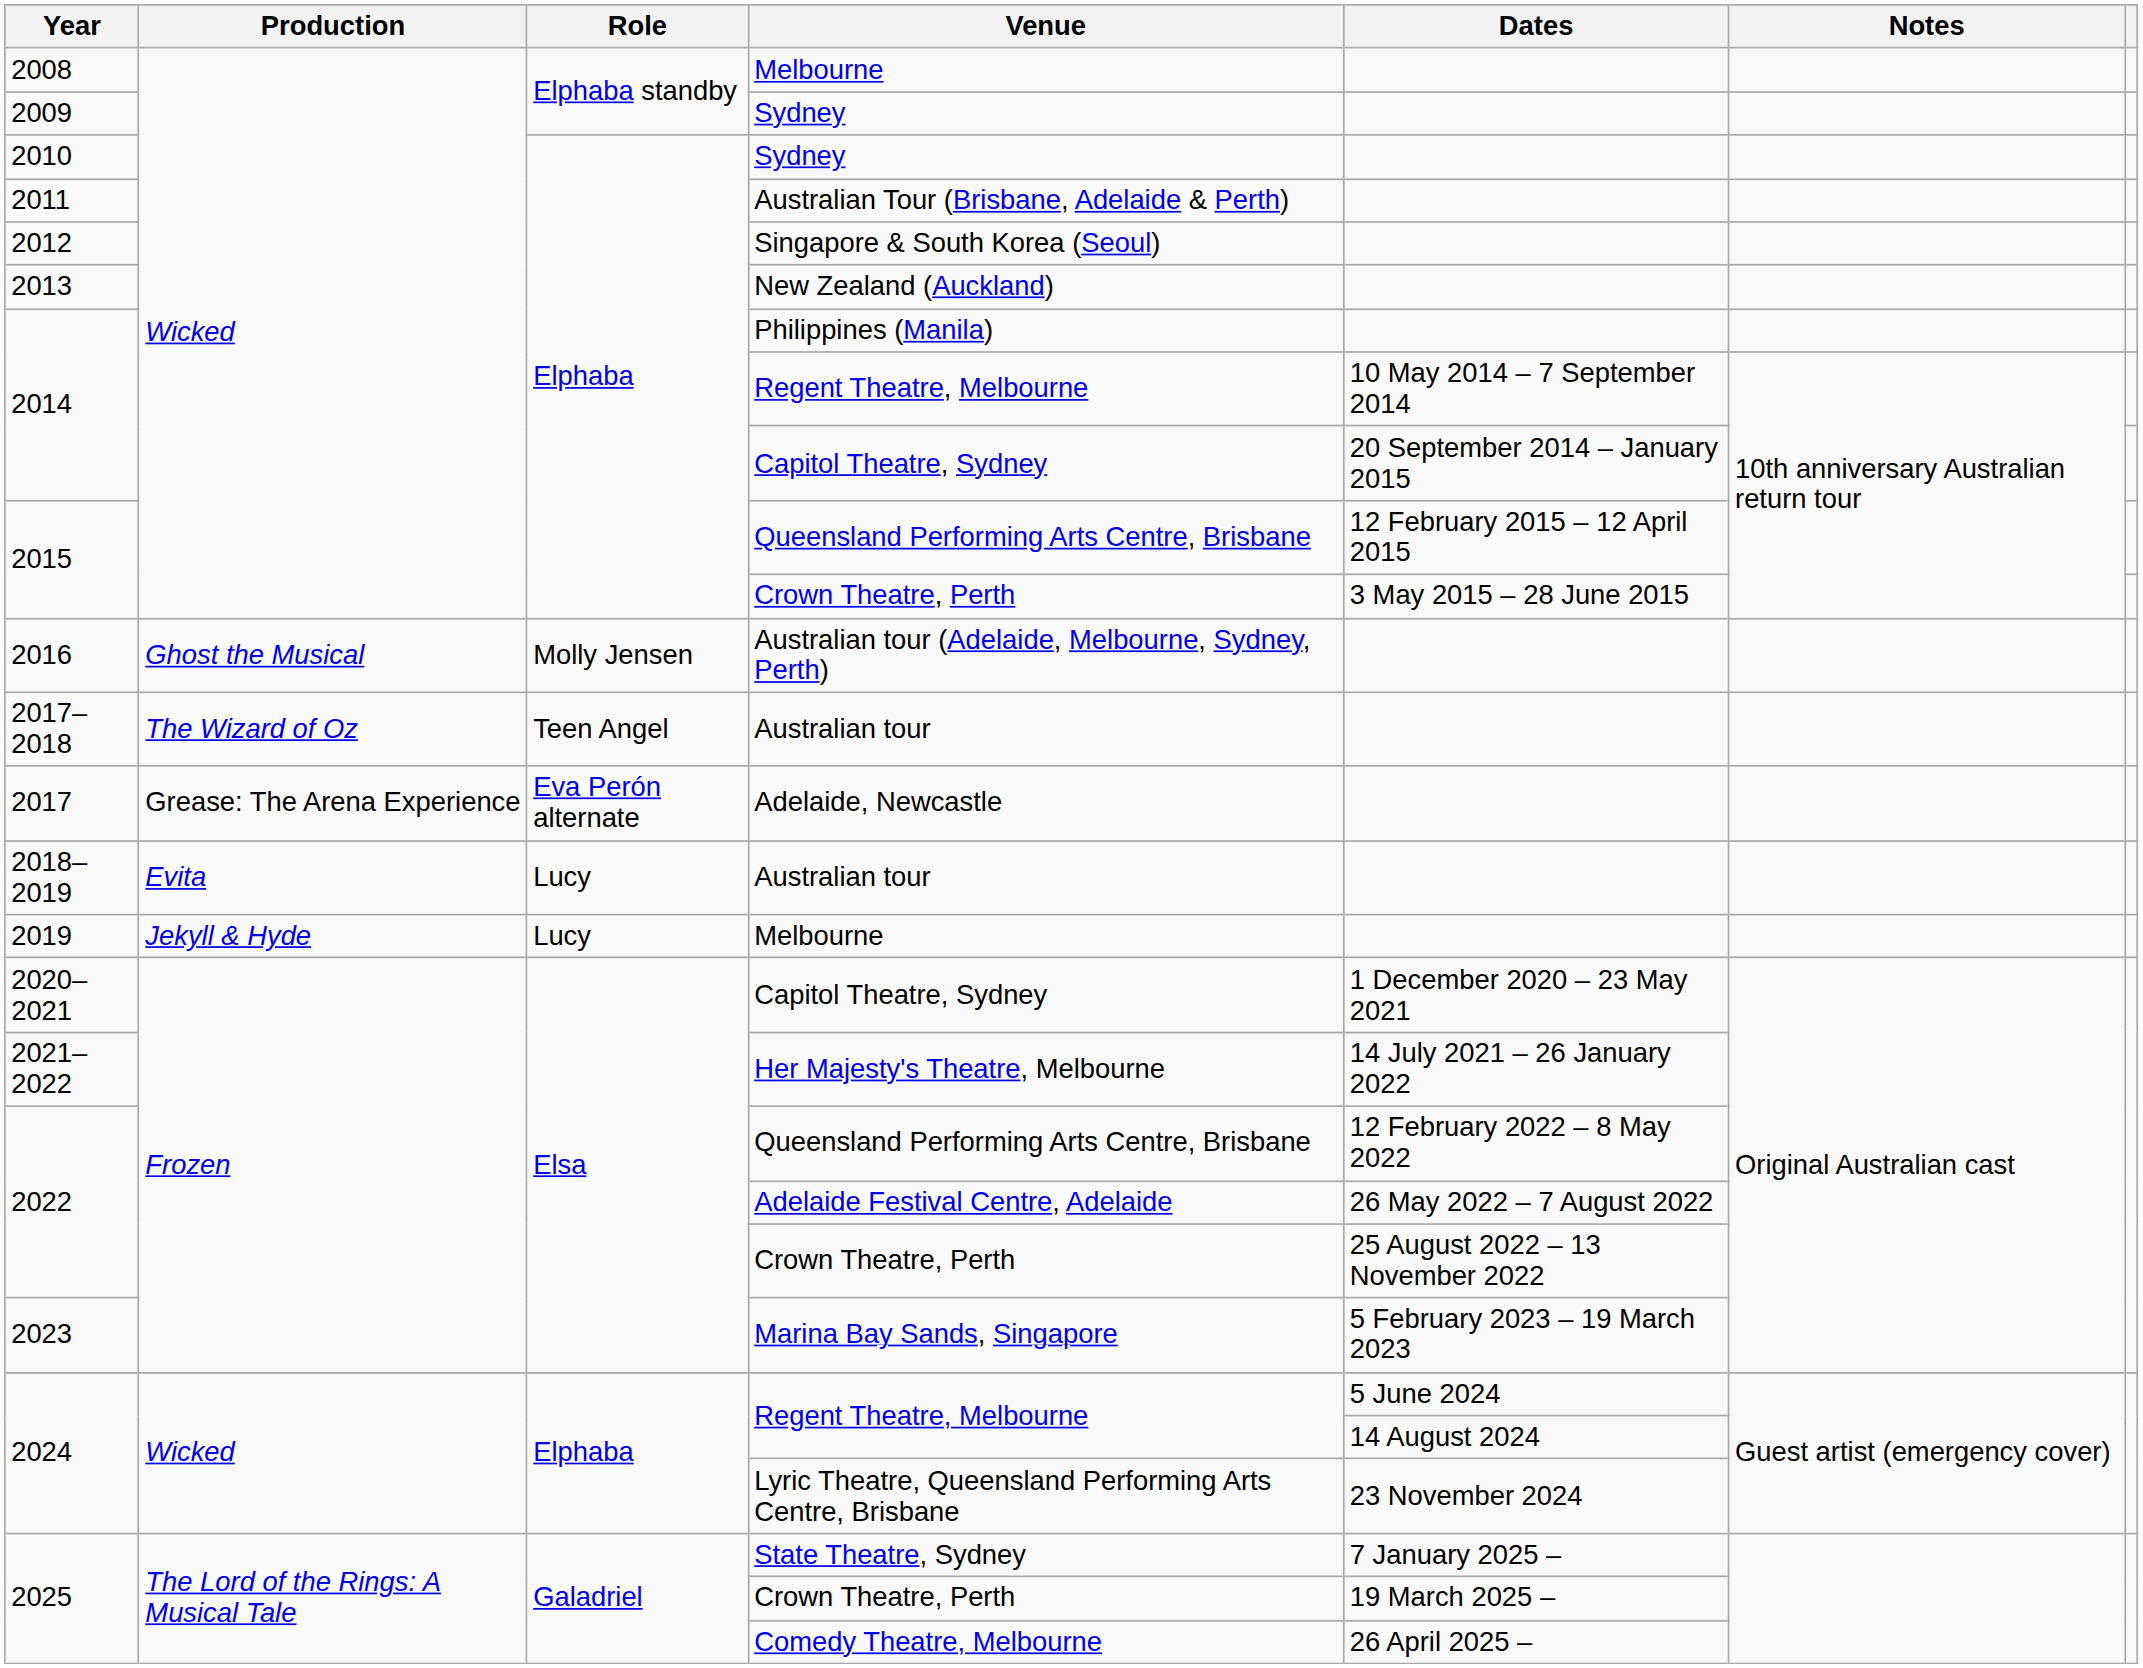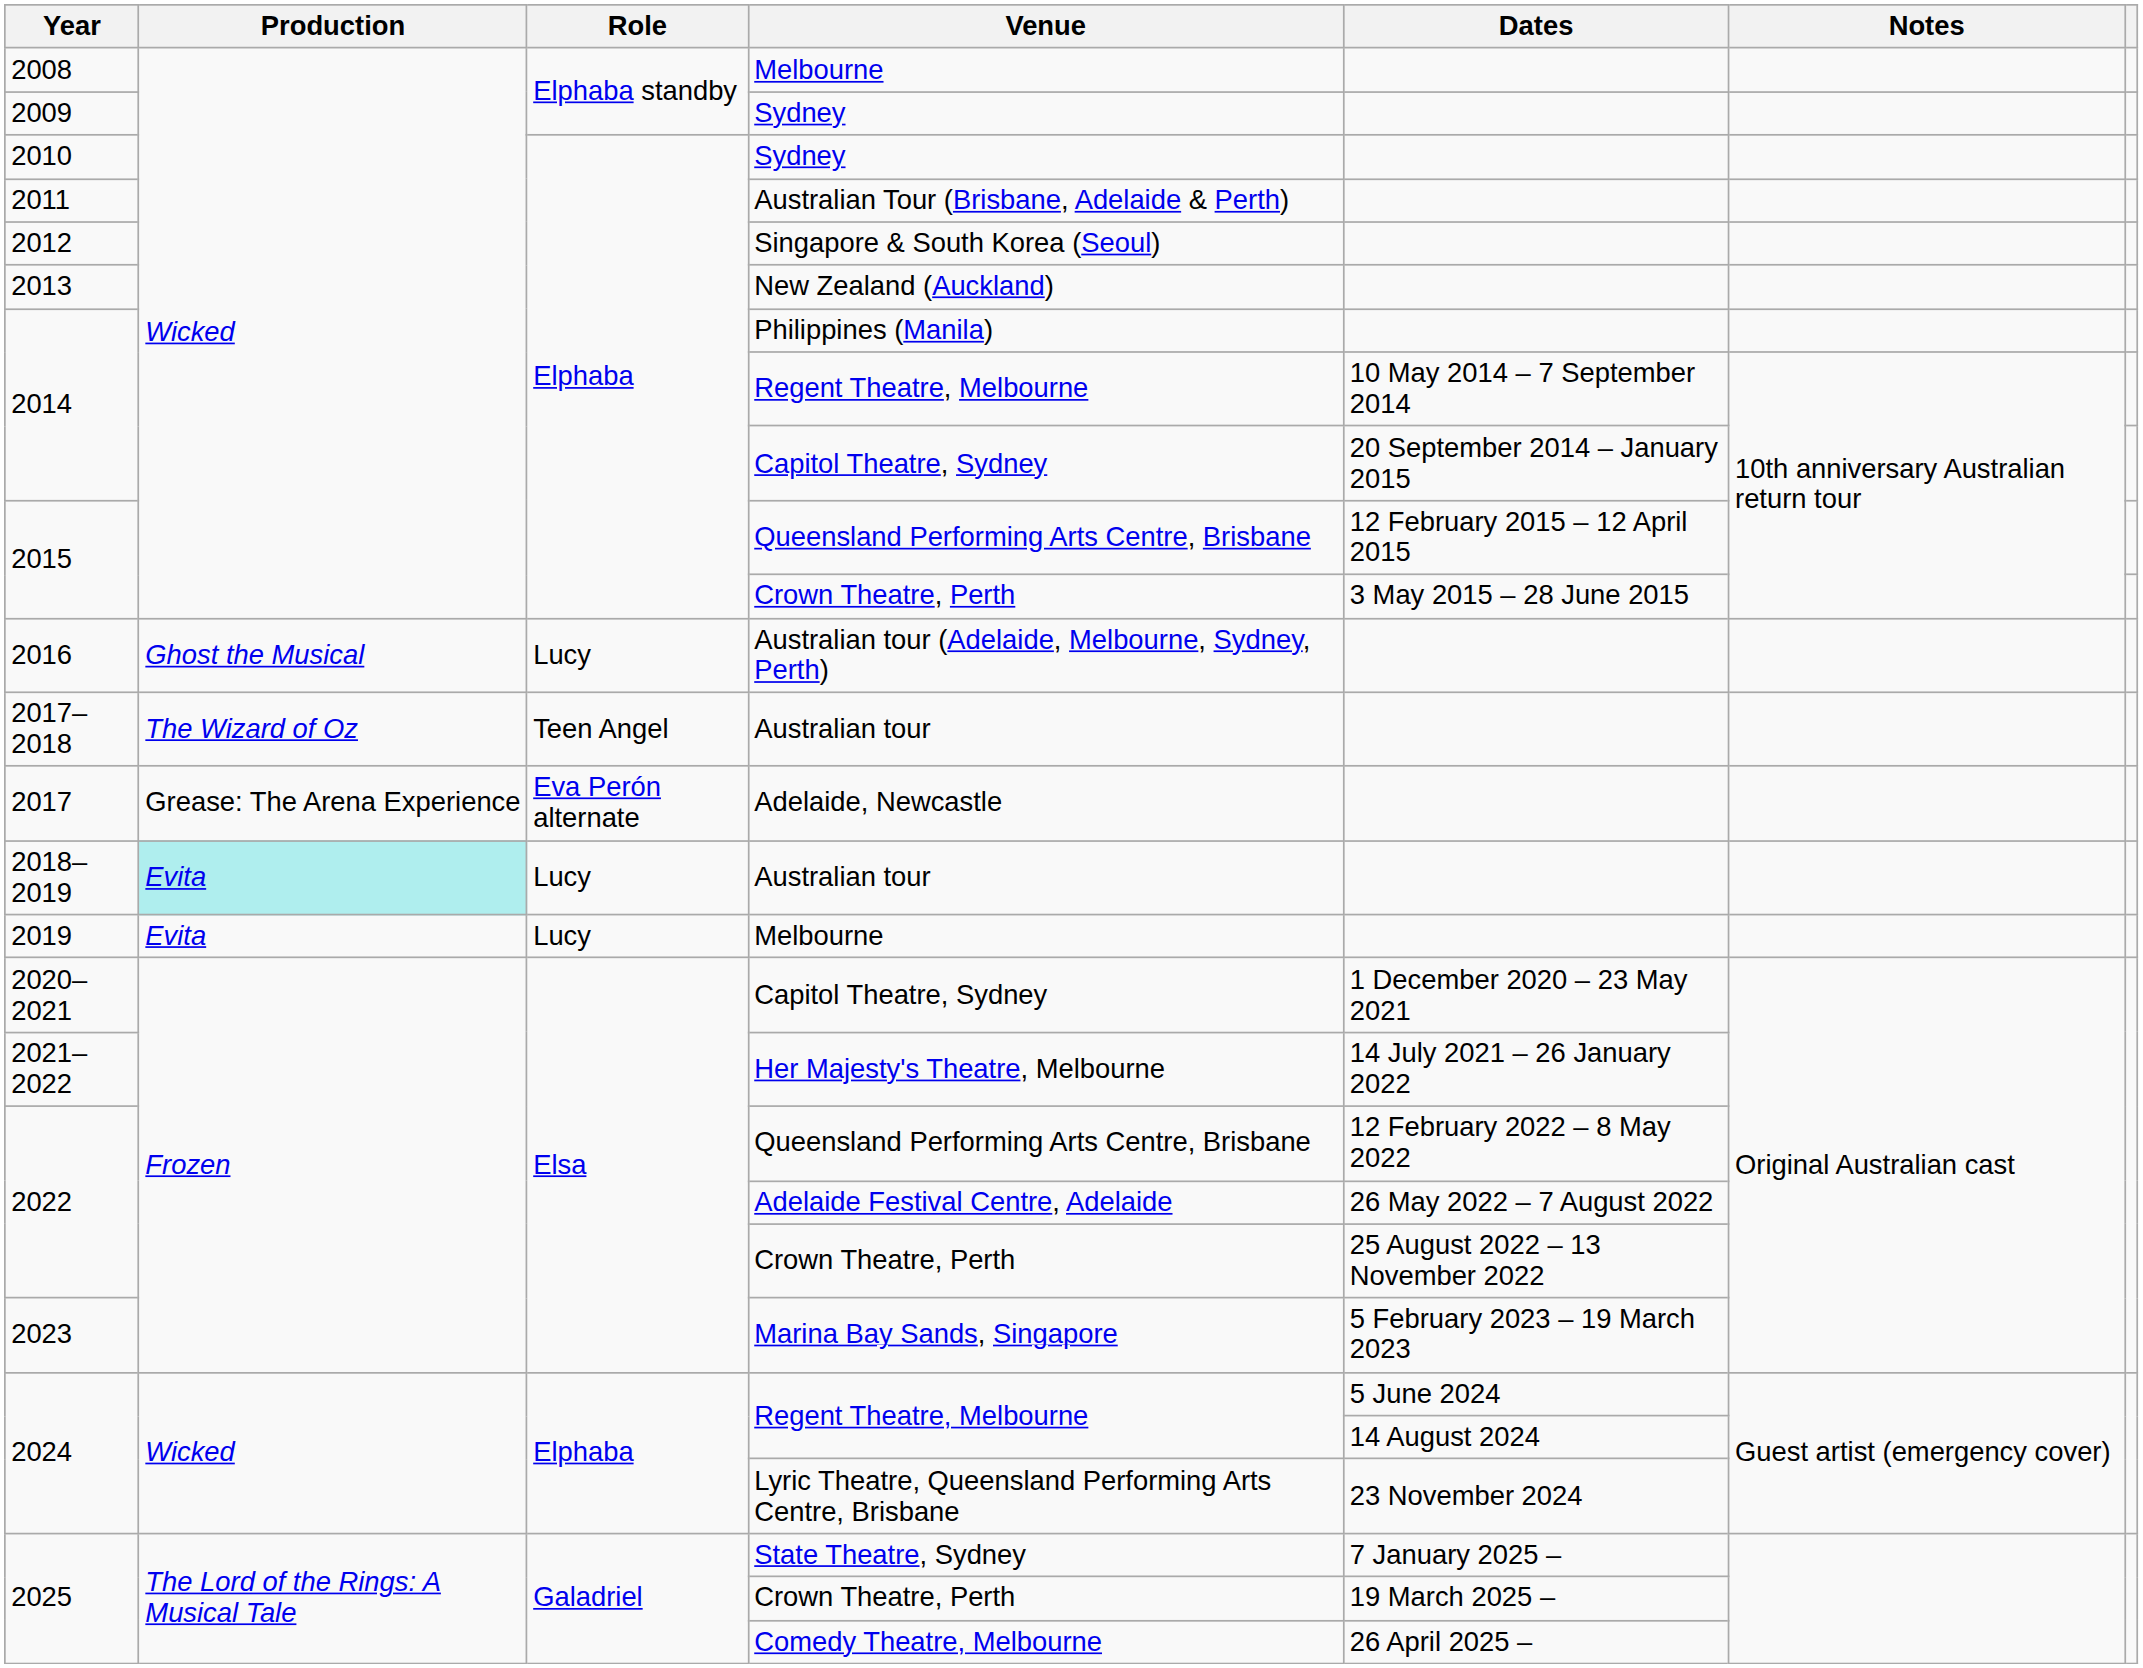(613, 654) Molly Jensen -> (562, 654) Lucy
(176, 877) no background -> (176, 877) paleturquoise background
(228, 935) Jekyll & Hyde -> (176, 935) Evita
